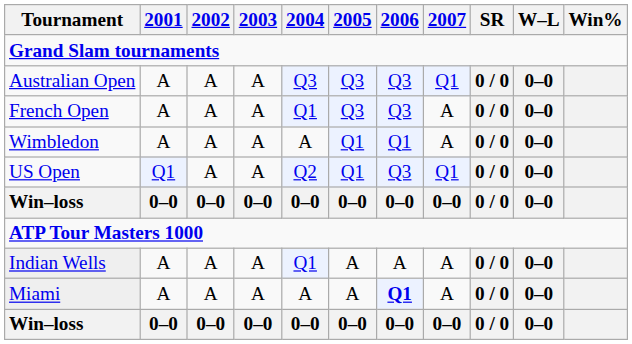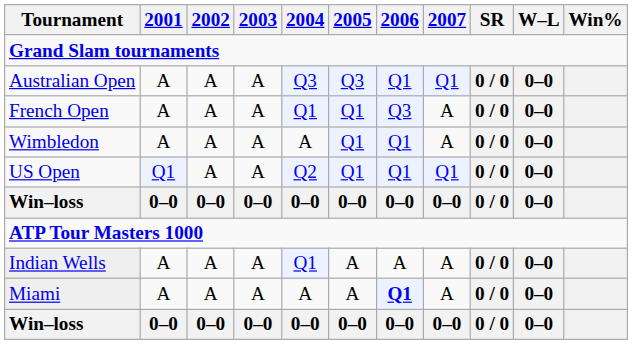(400, 80) Q3 -> (400, 80) Q1
(352, 111) Q3 -> (352, 111) Q1
(400, 171) Q3 -> (400, 171) Q1
